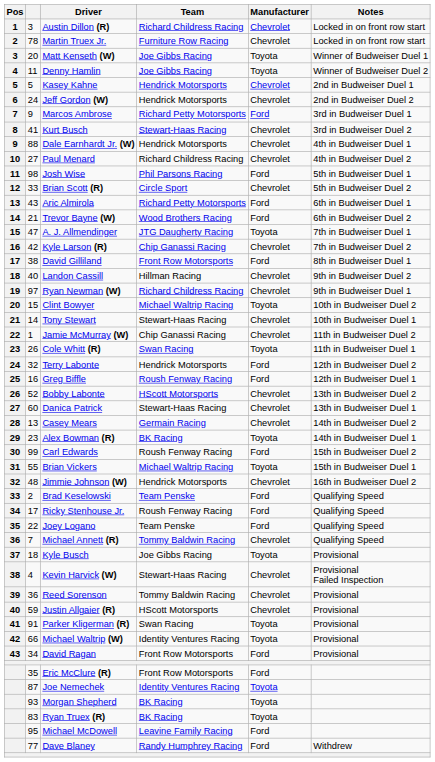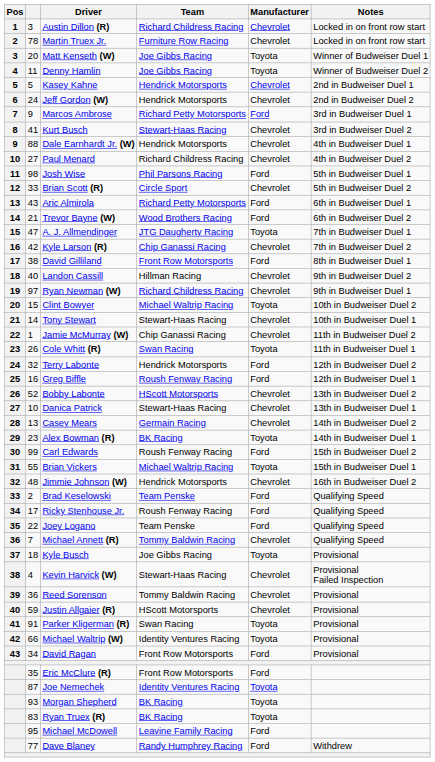(33, 408) 60 -> (33, 408) 10
